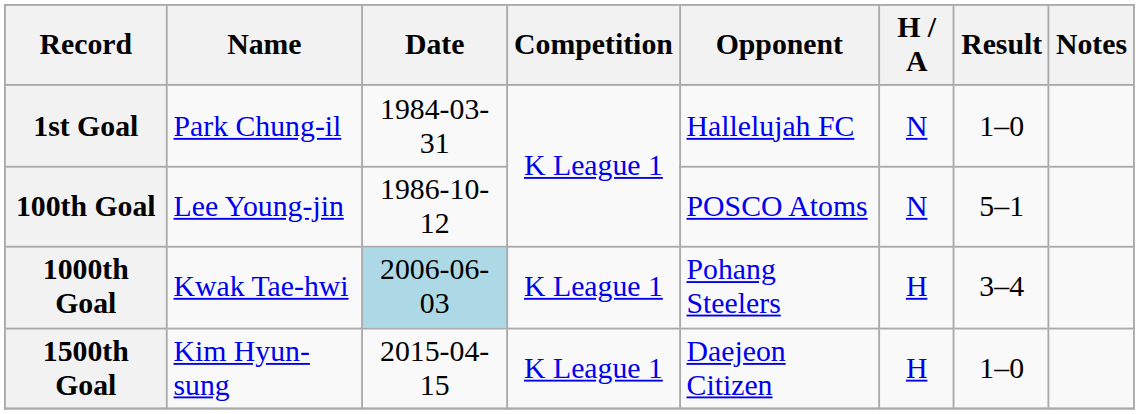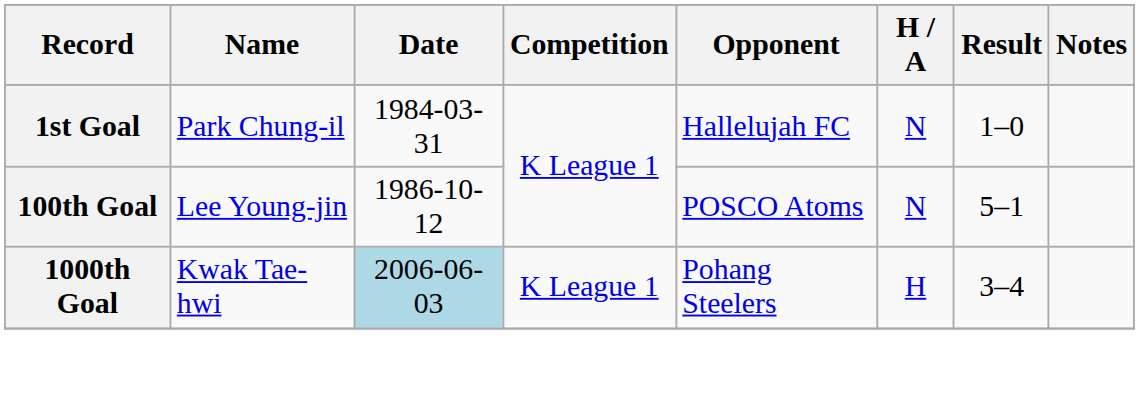- row: (86, 367)
